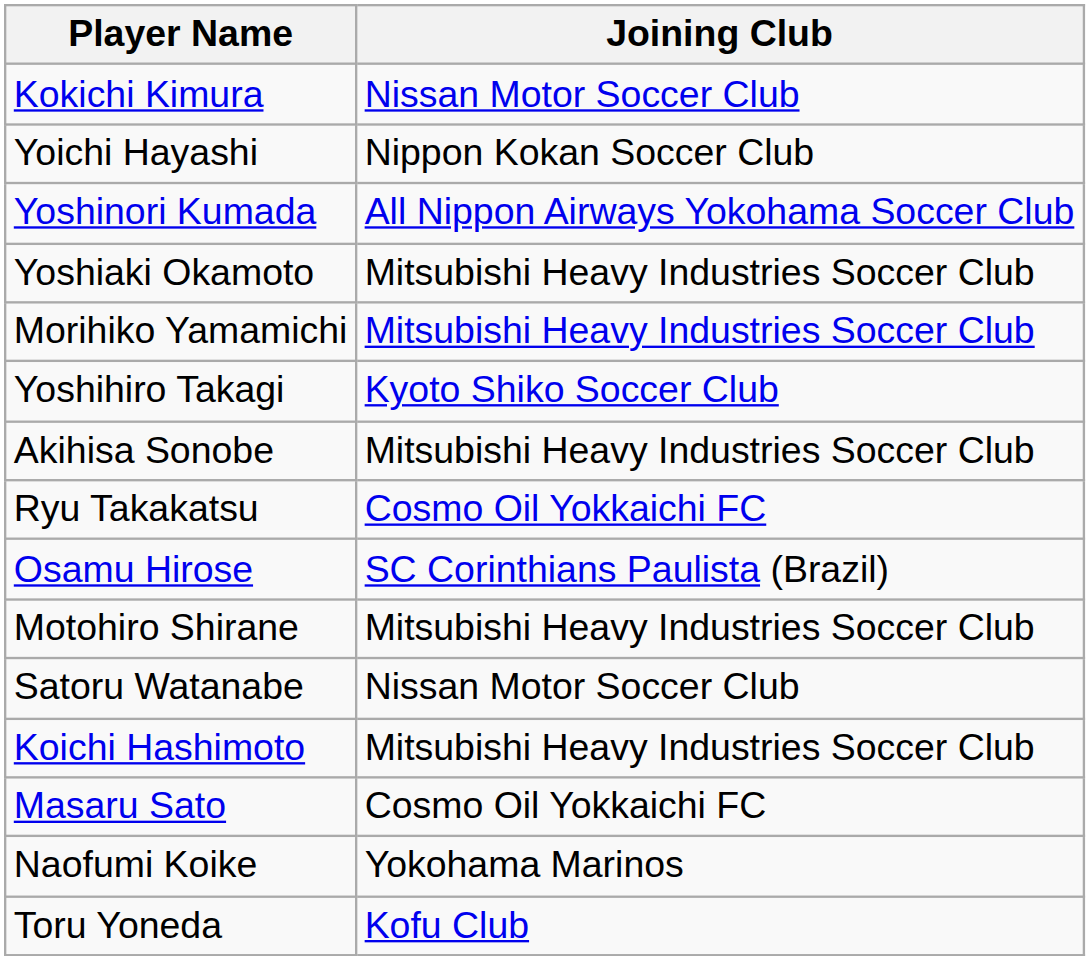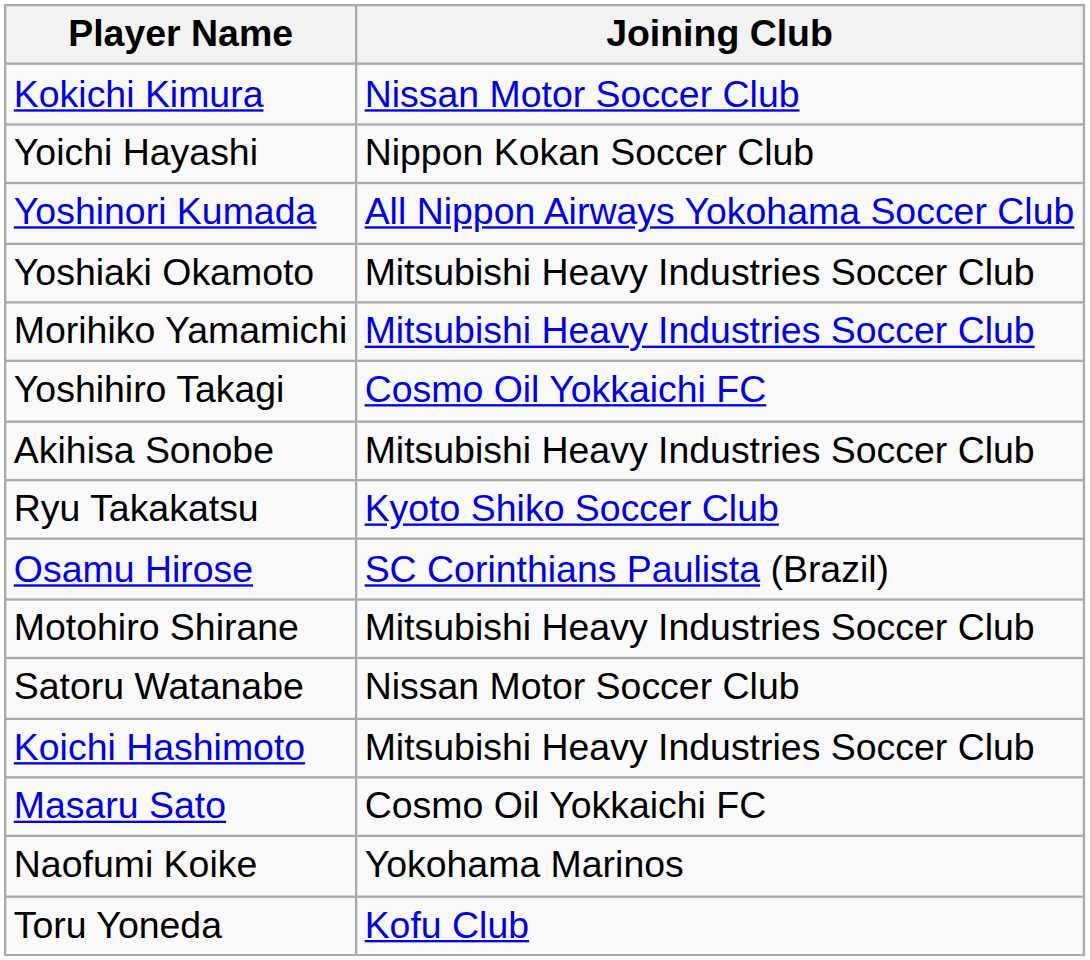(572, 390) Kyoto Shiko Soccer Club -> (565, 390) Cosmo Oil Yokkaichi FC
(565, 509) Cosmo Oil Yokkaichi FC -> (572, 509) Kyoto Shiko Soccer Club
